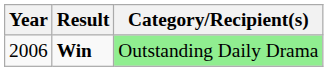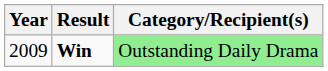(28, 50) 2006 -> (28, 50) 2009
